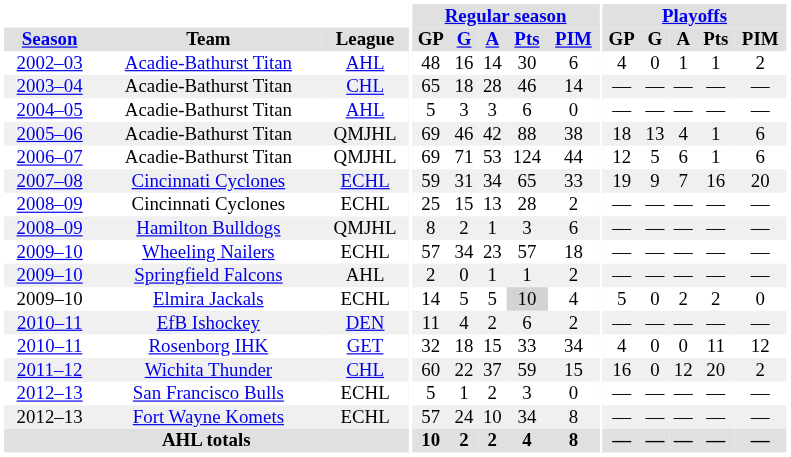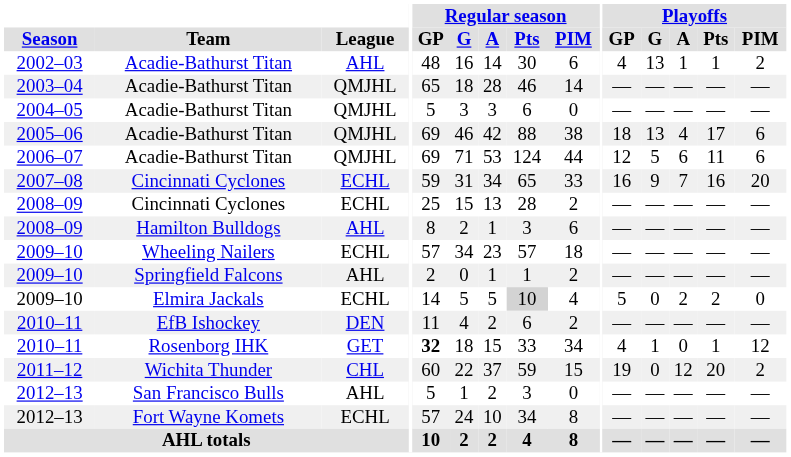(655, 62) 0 -> (655, 62) 13
(365, 86) CHL -> (365, 86) QMJHL
(365, 110) AHL -> (365, 110) QMJHL
(716, 133) 1 -> (716, 133) 17
(716, 157) 1 -> (716, 157) 11
(622, 180) 19 -> (622, 180) 16
(365, 228) QMJHL -> (365, 228) AHL
(431, 346) normal -> (431, 346) bold
(655, 346) 0 -> (655, 346) 1
(716, 346) 11 -> (716, 346) 1
(622, 369) 16 -> (622, 369) 19
(365, 393) ECHL -> (365, 393) AHL
